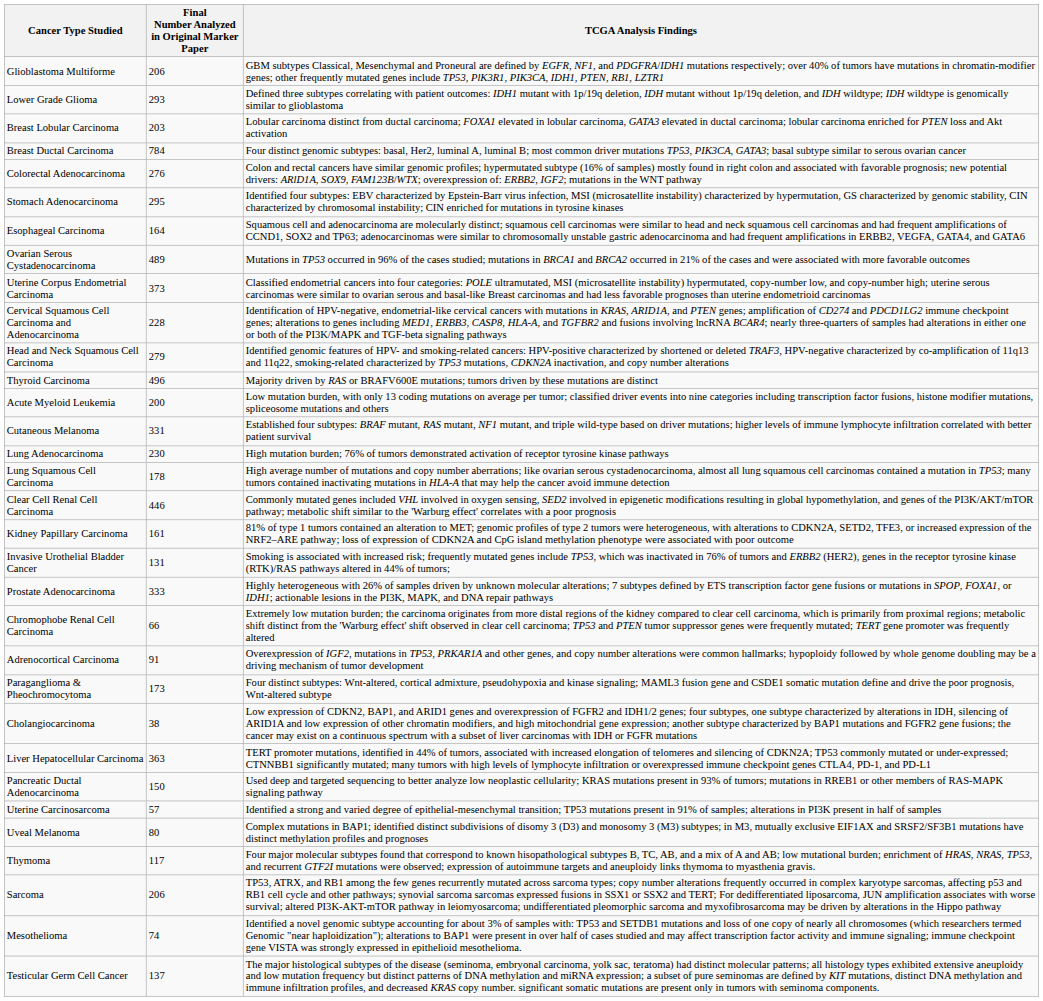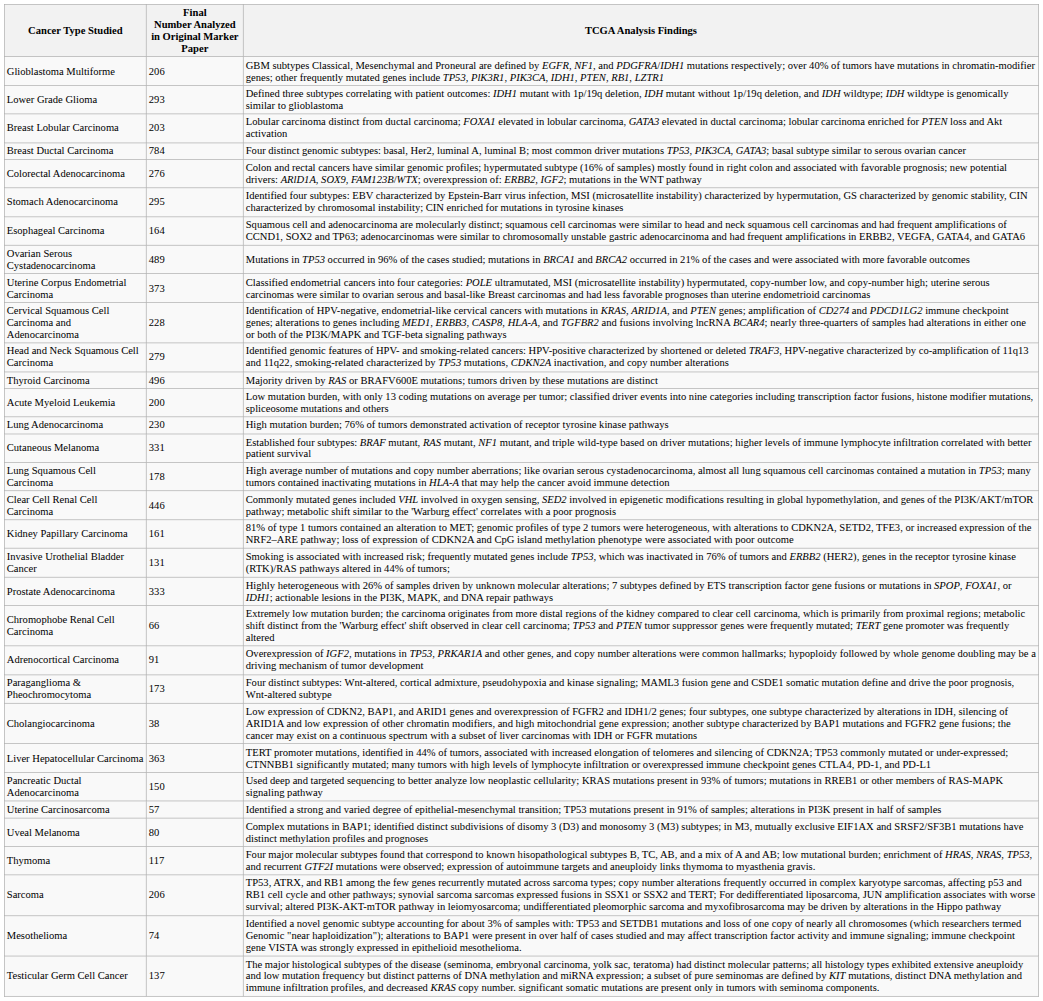rows swapped: (53, 431) <-> (55, 454)
